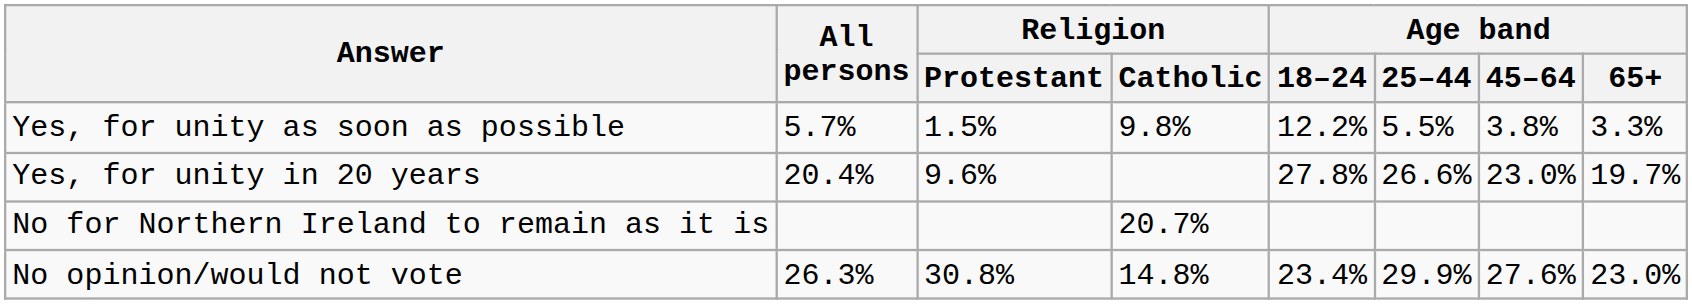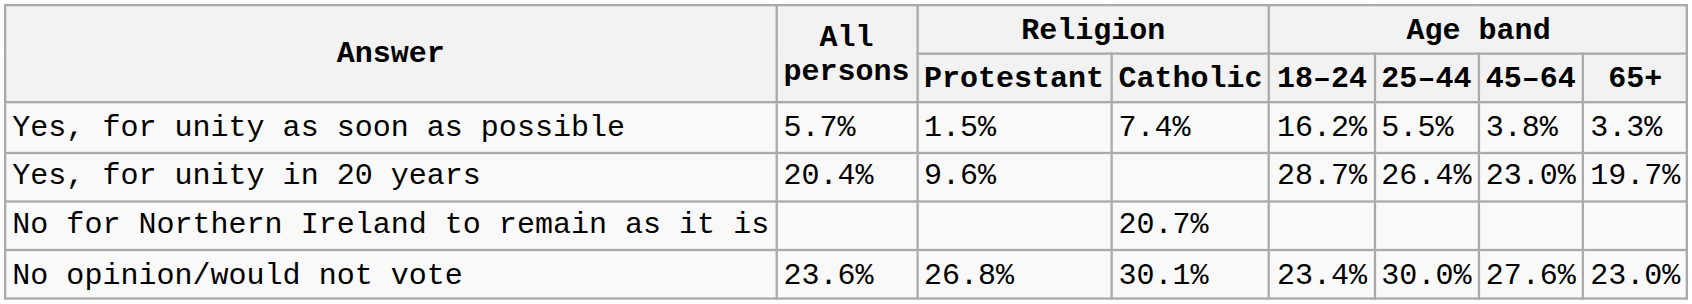(1154, 128) 9.8% -> (1154, 128) 7.4%
(1322, 128) 12.2% -> (1322, 128) 16.2%
(1322, 176) 27.8% -> (1322, 176) 28.7%
(1426, 176) 26.6% -> (1426, 176) 26.4%
(829, 274) 26.3% -> (829, 274) 23.6%
(969, 274) 30.8% -> (969, 274) 26.8%
(1163, 274) 14.8% -> (1163, 274) 30.1%
(1426, 274) 29.9% -> (1426, 274) 30.0%
